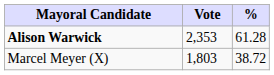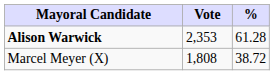(201, 59) 1,803 -> (201, 59) 1,808
